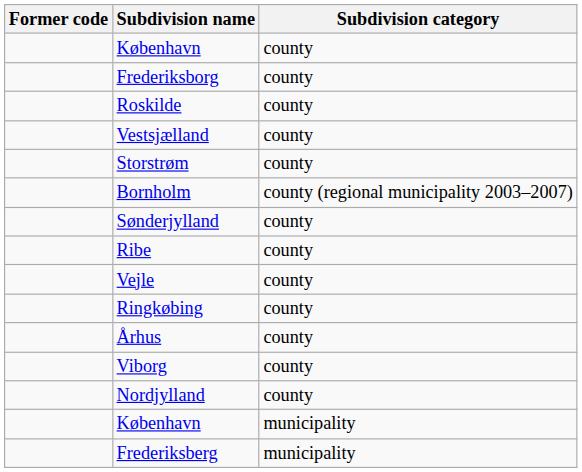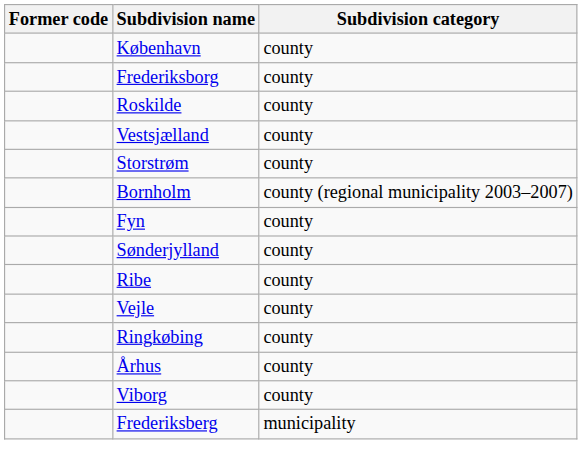+ row: (131, 221)
- row: (161, 395)
- row: (159, 423)
